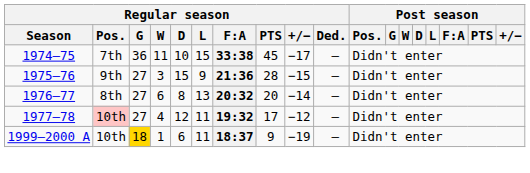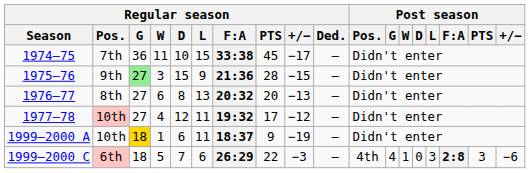(140, 76) no background -> (140, 76) lightgreen background
(299, 96) −14 -> (299, 96) −13
+ row: (49, 157)
